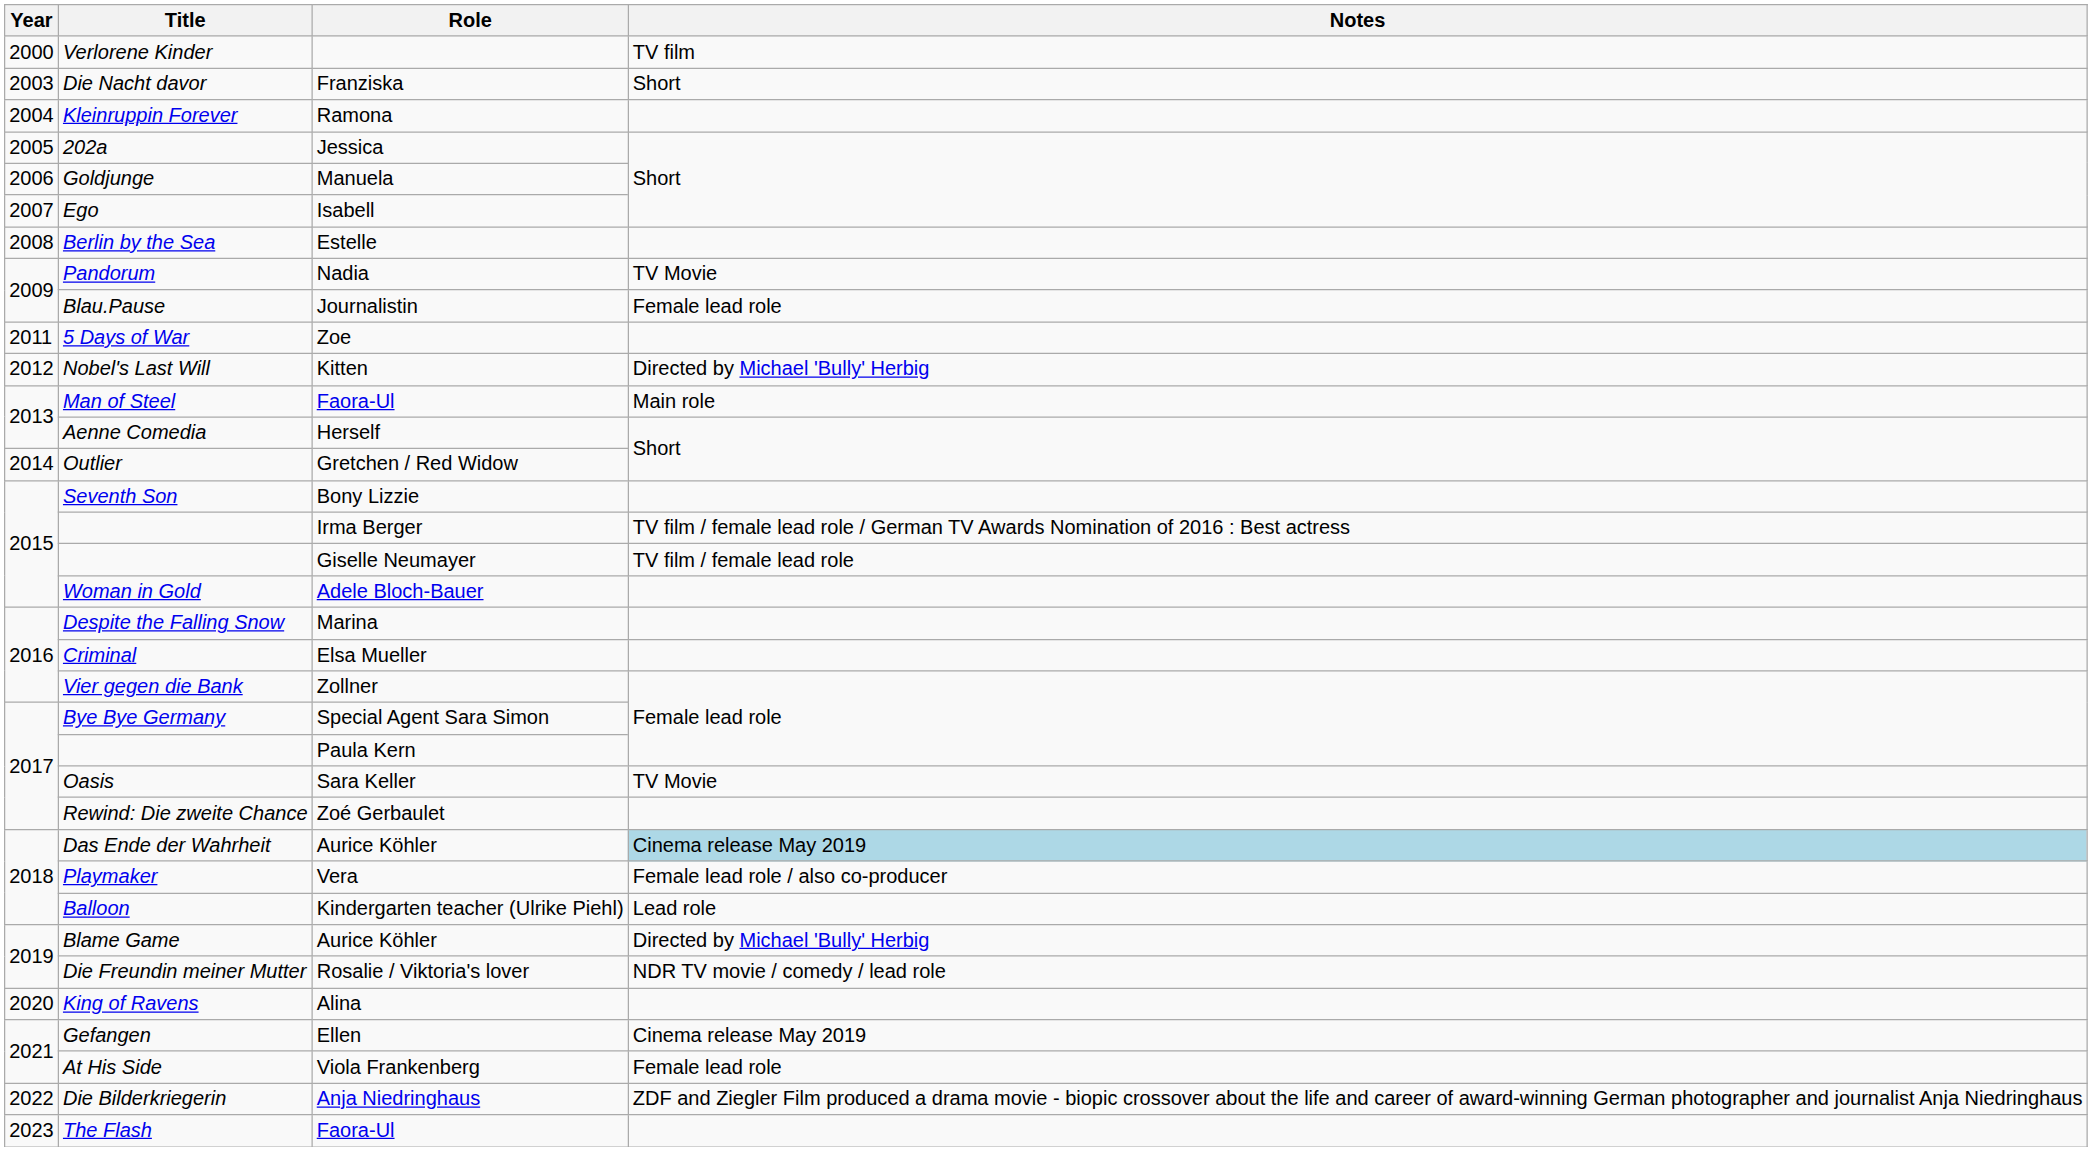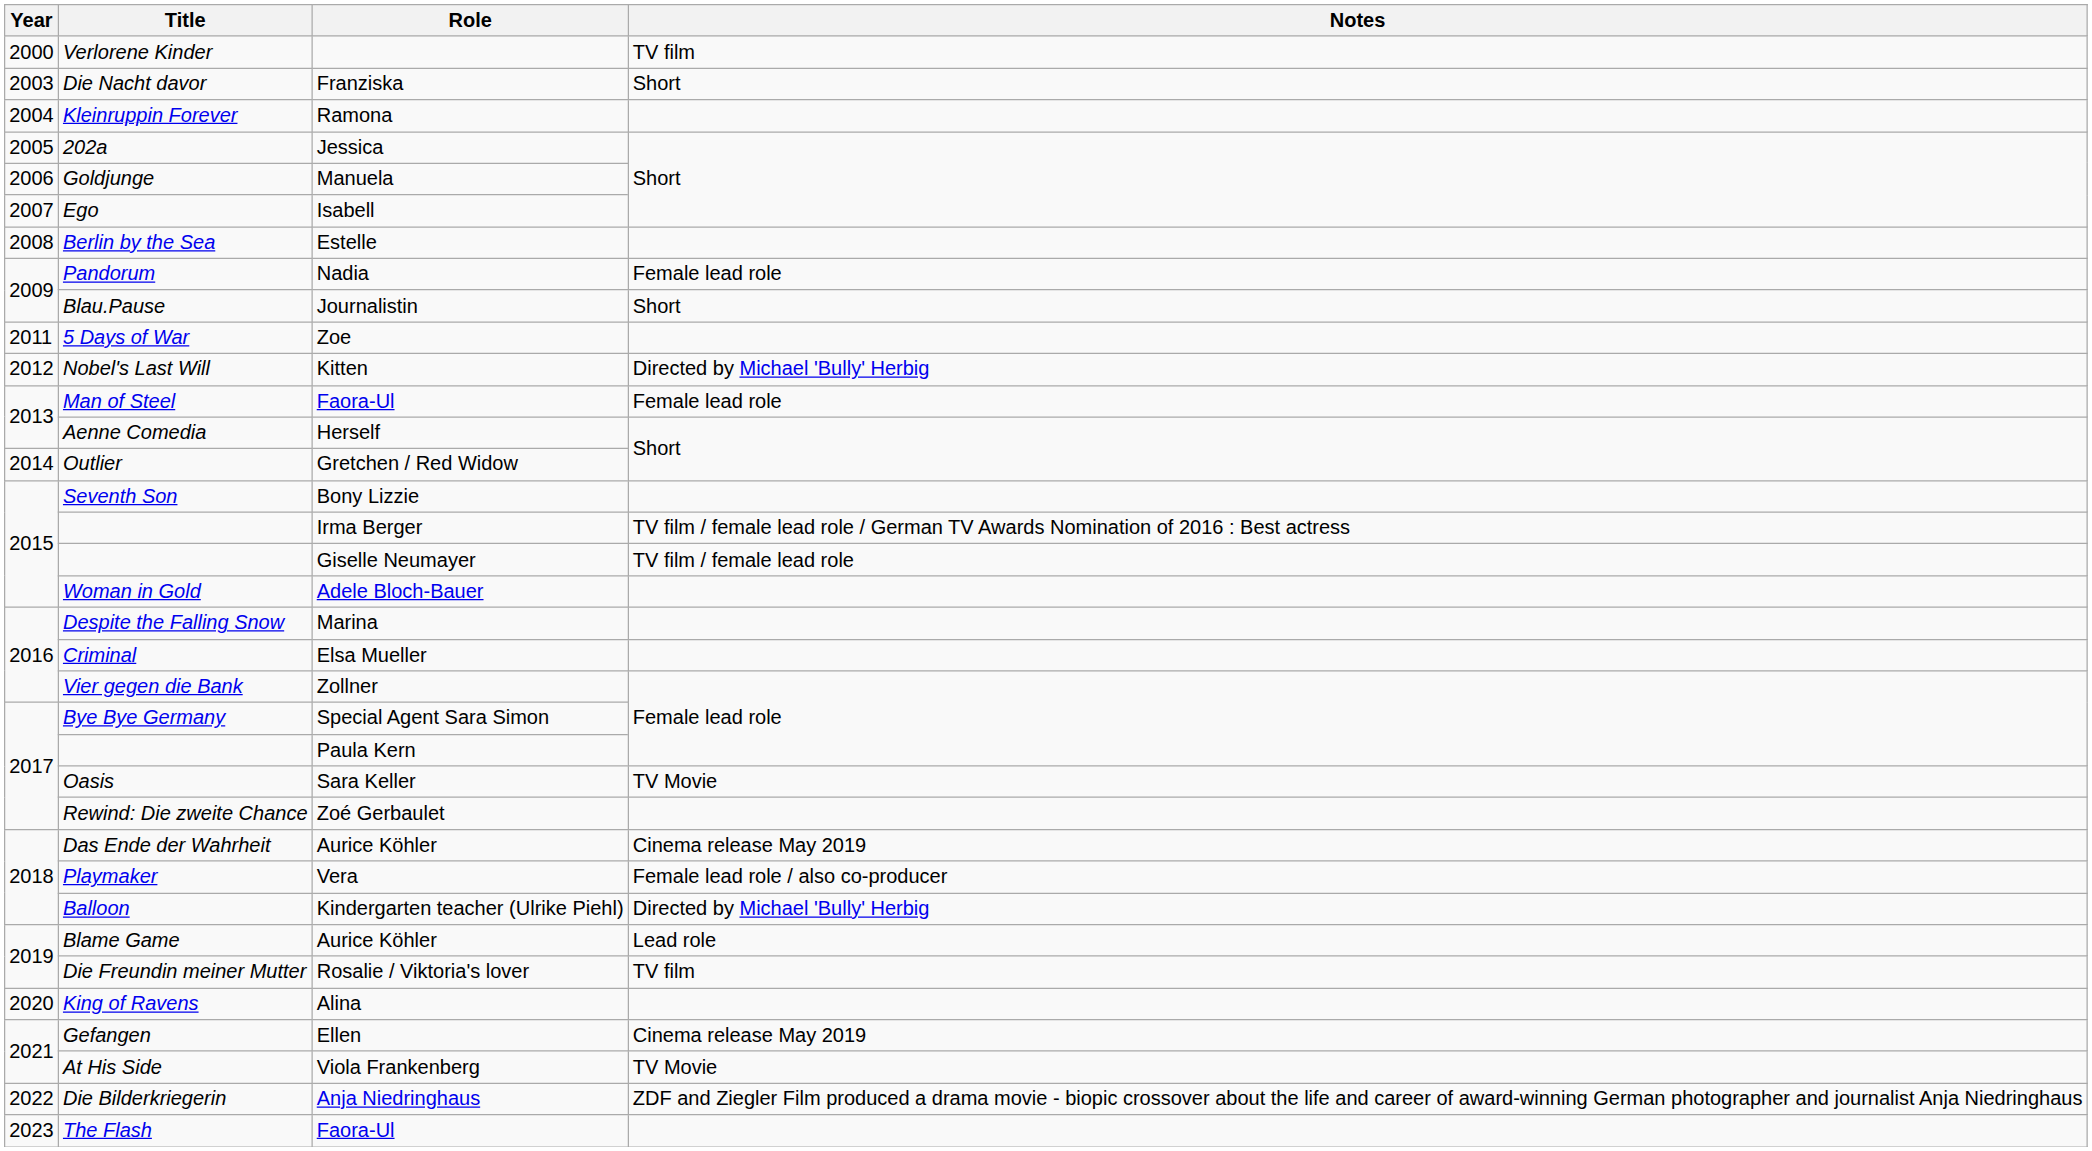(675, 274) TV Movie -> (707, 274) Female lead role
(707, 305) Female lead role -> (657, 305) Short
(674, 400) Main role -> (707, 400) Female lead role
(749, 845) lightblue background -> (749, 845) no background
(674, 908) Lead role -> (781, 908) Directed by Michael 'Bully' Herbig
(781, 940) Directed by Michael 'Bully' Herbig -> (674, 940) Lead role
(789, 971) NDR TV movie / comedy / lead role -> (664, 971) TV film
(707, 1067) Female lead role -> (675, 1067) TV Movie
